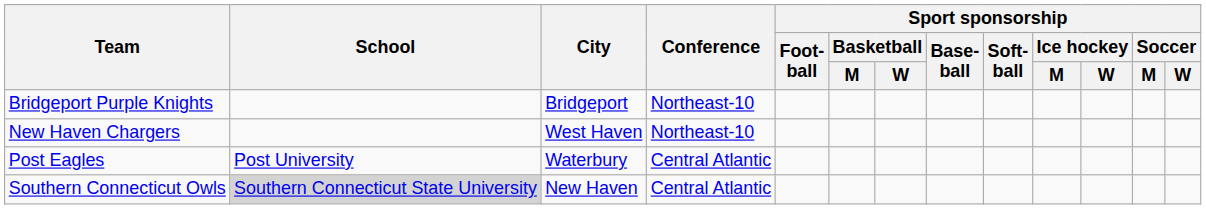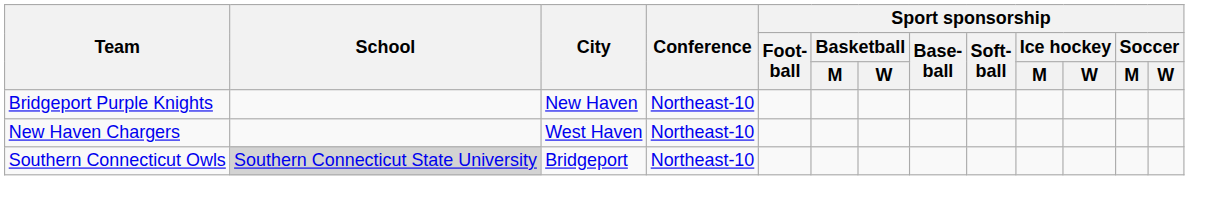(586, 103) Bridgeport -> (591, 103) New Haven
- row: (57, 160)
(591, 189) New Haven -> (586, 160) Bridgeport
(711, 189) Central Atlantic -> (702, 160) Northeast-10
